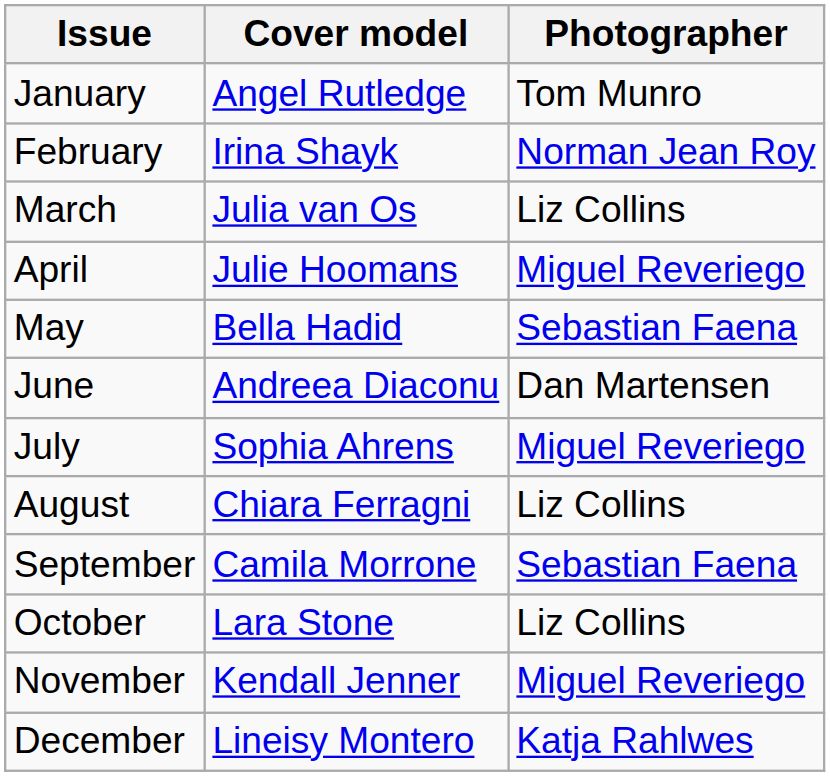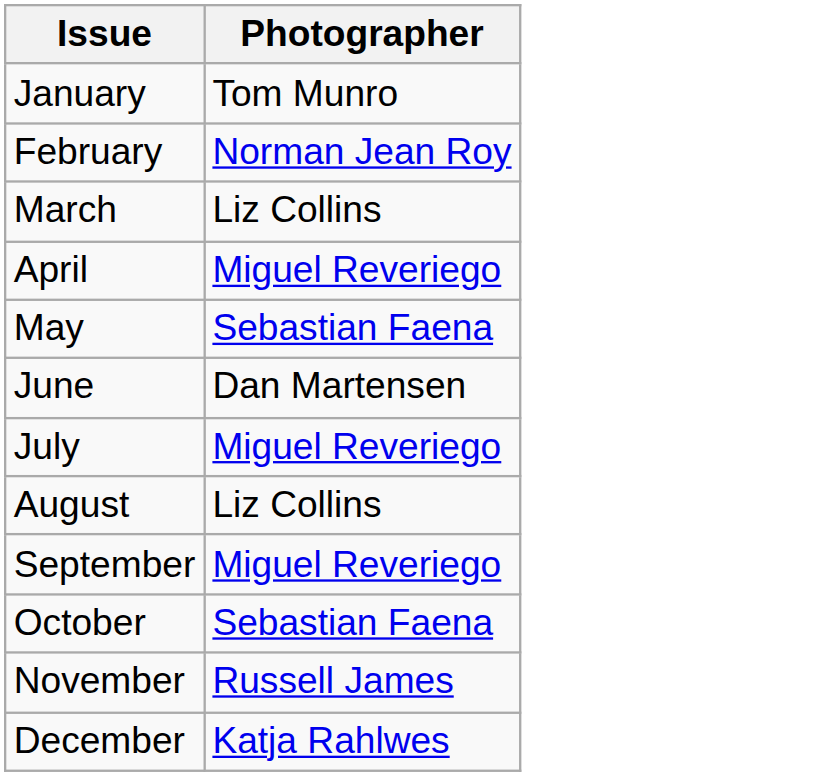- column: (356, 33)
(657, 563) Sebastian Faena -> (357, 563) Miguel Reveriego
(601, 622) Liz Collins -> (353, 622) Sebastian Faena
(661, 681) Miguel Reveriego -> (333, 681) Russell James
